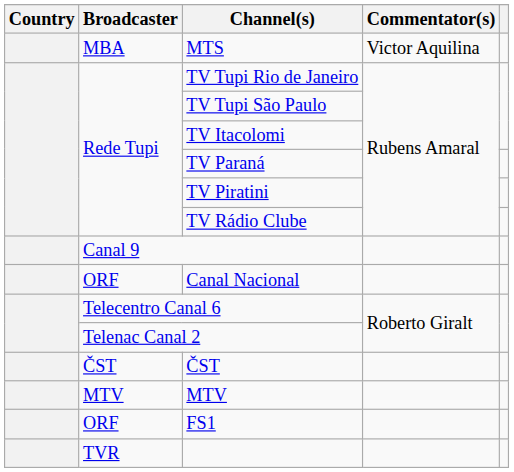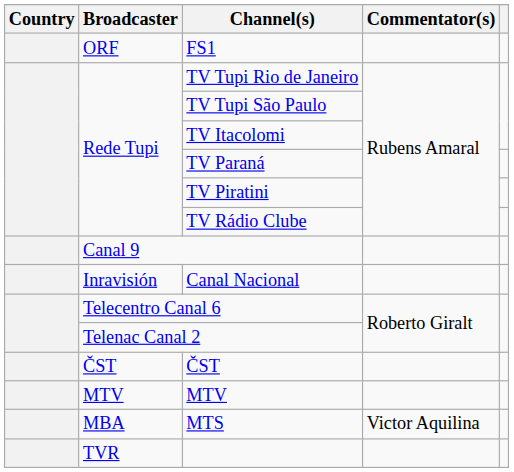rows swapped: (201, 423) <-> (205, 47)
(101, 279) ORF -> (120, 279) Inravisión
